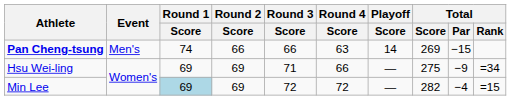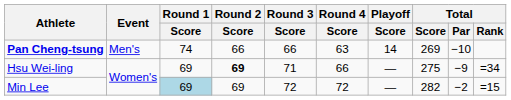(461, 50) −15 -> (461, 50) −10
(238, 68) normal -> (238, 68) bold
(461, 87) −4 -> (461, 87) −2
